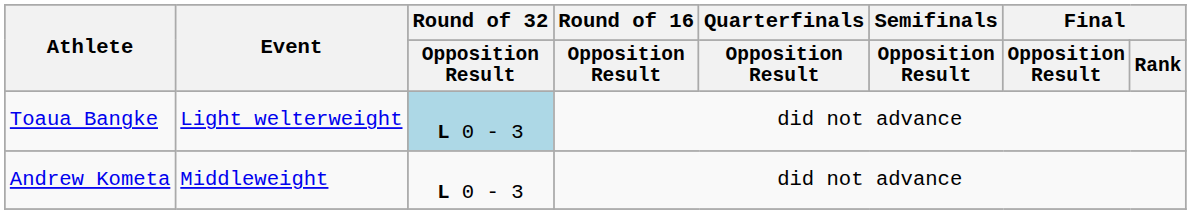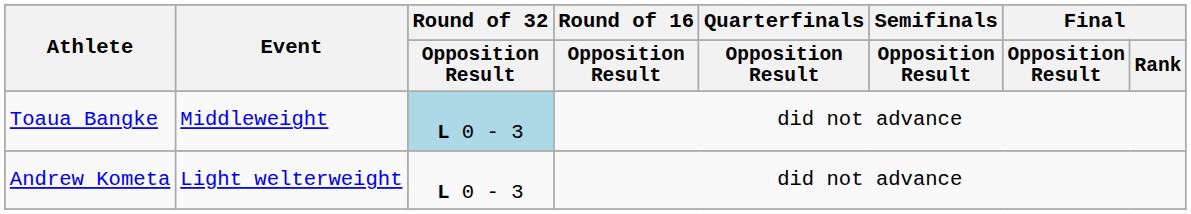(291, 121) Light welterweight -> (254, 121) Middleweight
(254, 180) Middleweight -> (291, 180) Light welterweight
